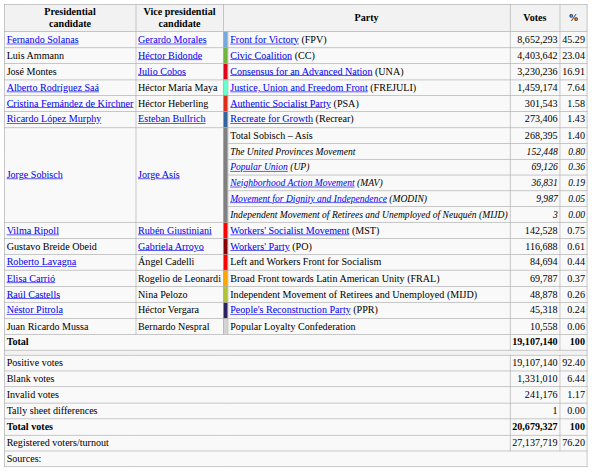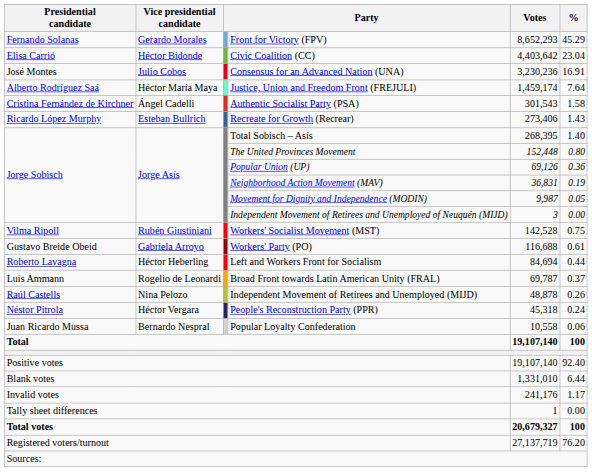(35, 55) Luis Ammann -> (31, 55) Elisa Carrió
(173, 103) Héctor Heberling -> (166, 103) Ángel Cadelli
(166, 262) Ángel Cadelli -> (173, 262) Héctor Heberling
(31, 278) Elisa Carrió -> (35, 278) Luis Ammann
